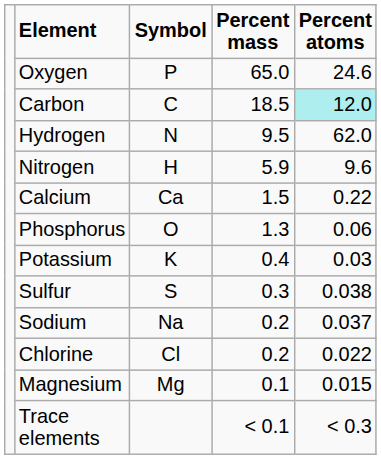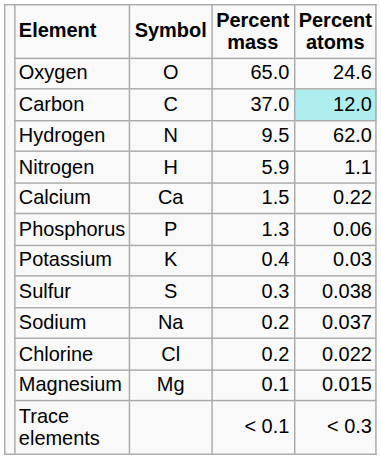(171, 73) P -> (171, 73) O
(270, 104) 18.5 -> (270, 104) 37.0
(358, 167) 9.6 -> (358, 167) 1.1
(171, 229) O -> (171, 229) P
